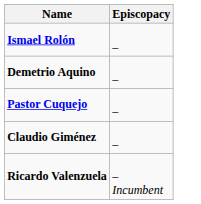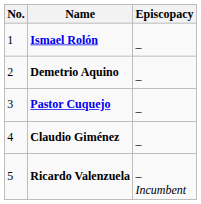+ column: (16, 14)
